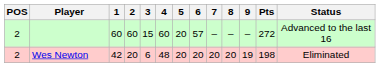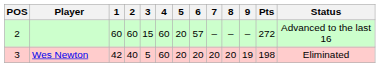(17, 54) 2 -> (17, 54) 3
(132, 54) 20 -> (132, 54) 40
(148, 54) 6 -> (148, 54) 5
(164, 54) 48 -> (164, 54) 60
